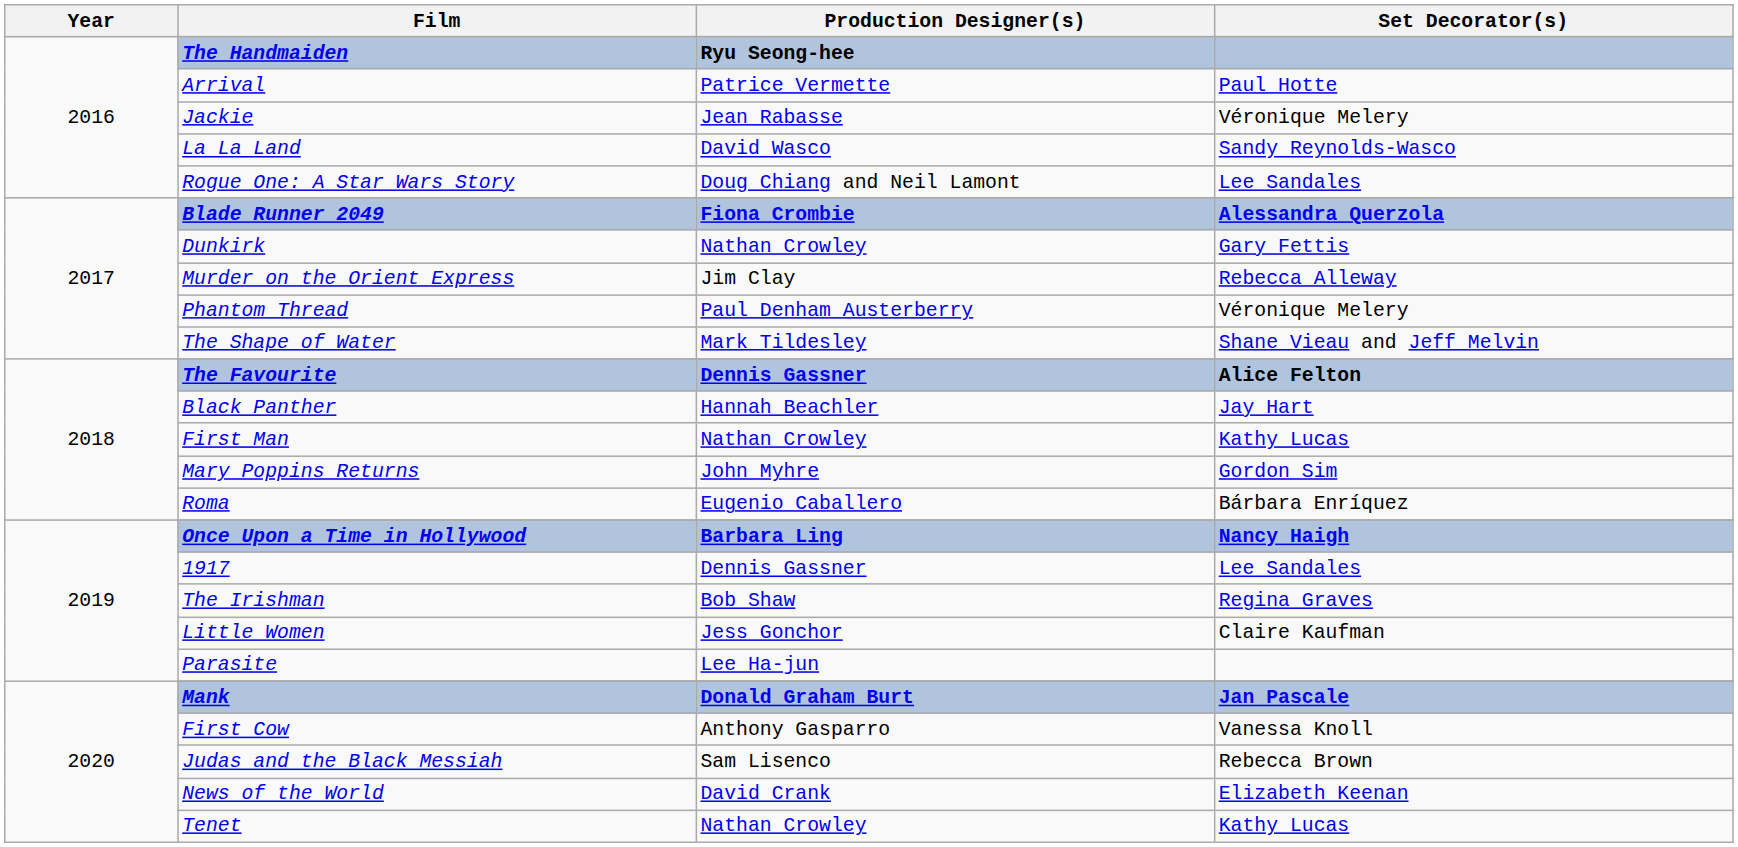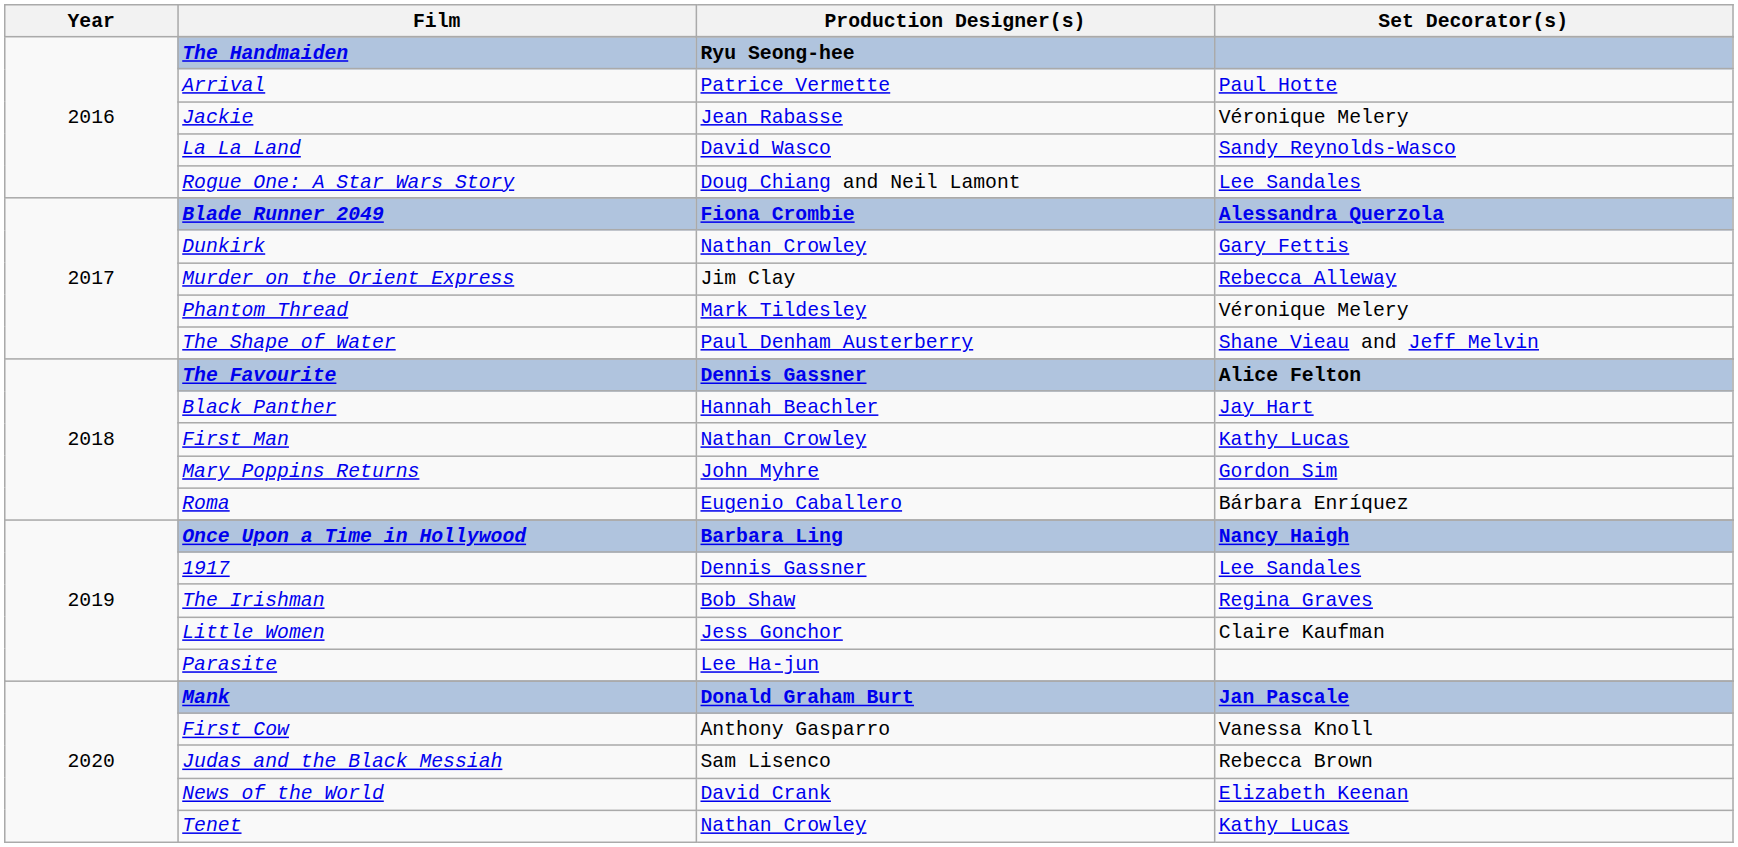(837, 311) Paul Denham Austerberry -> (783, 311) Mark Tildesley
(783, 343) Mark Tildesley -> (837, 343) Paul Denham Austerberry
